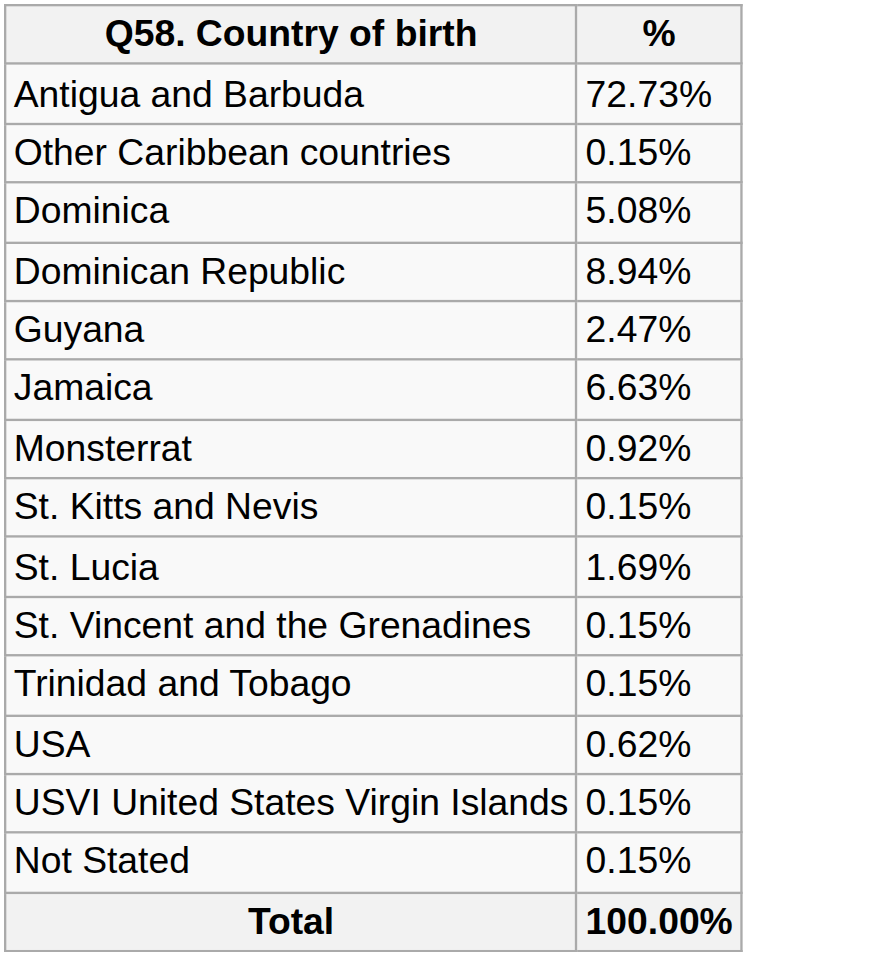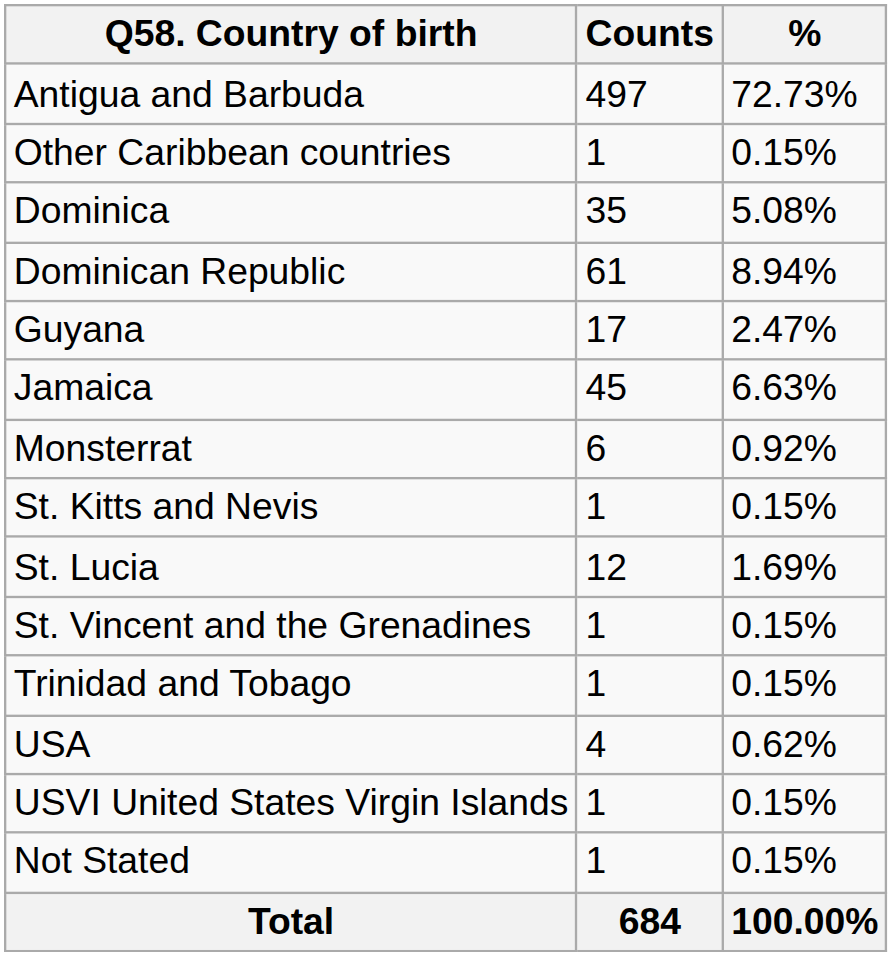+ column: (650, 34)
